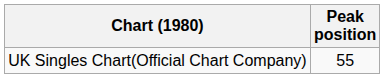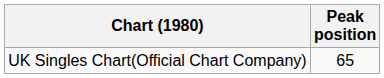(345, 60) 55 -> (345, 60) 65
